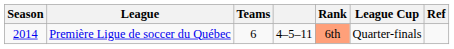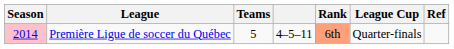(25, 33) no background -> (25, 33) pink background
(253, 33) 6 -> (253, 33) 5
